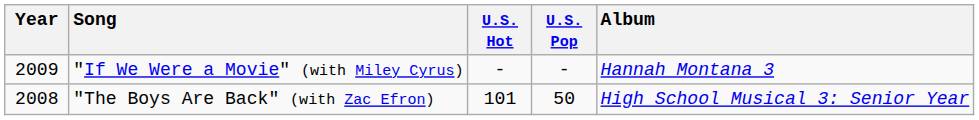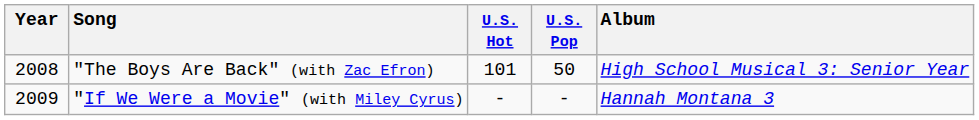rows swapped: (254, 99) <-> (268, 70)
